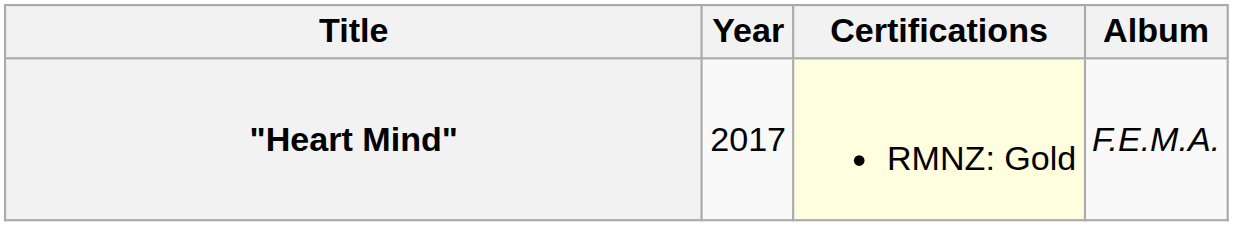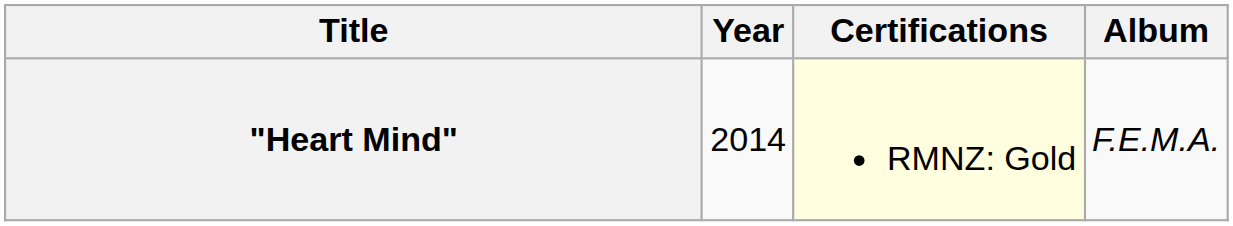(748, 138) 2017 -> (748, 138) 2014
